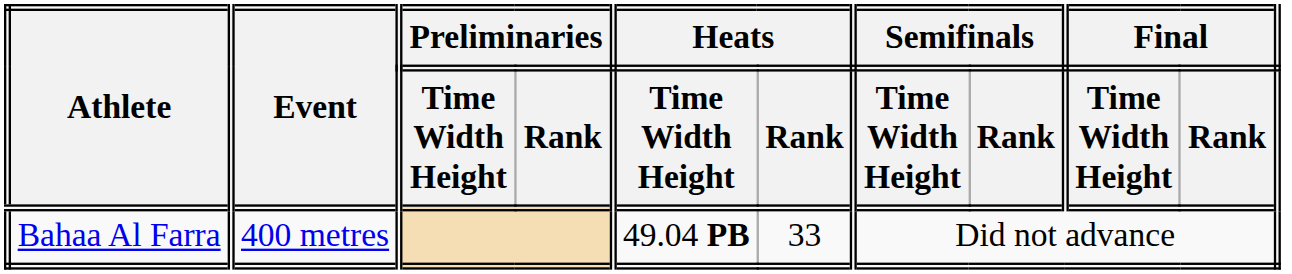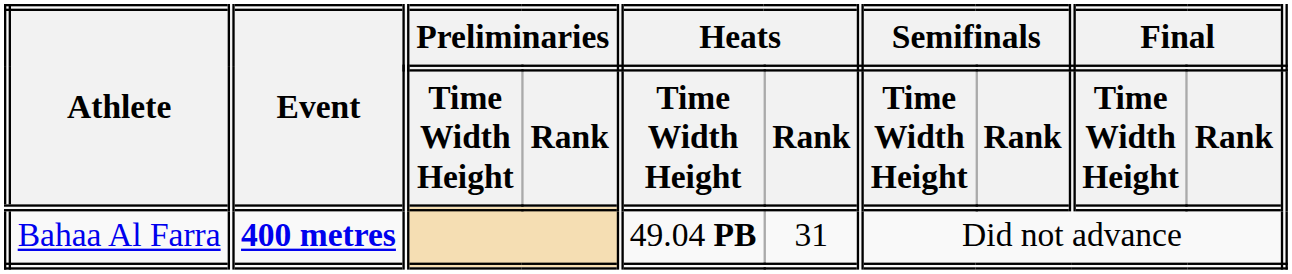(315, 236) normal -> (318, 236) bold
(805, 236) 33 -> (811, 236) 31
